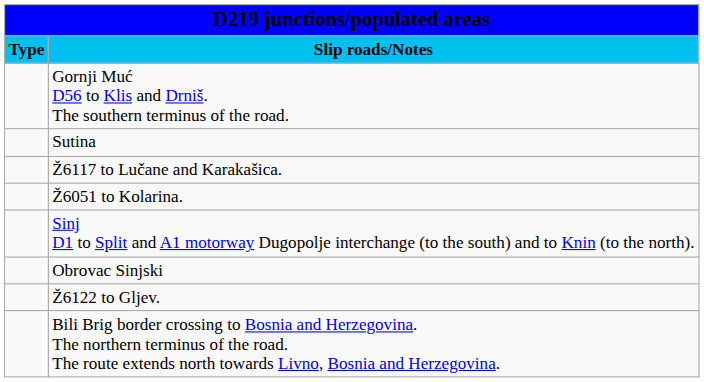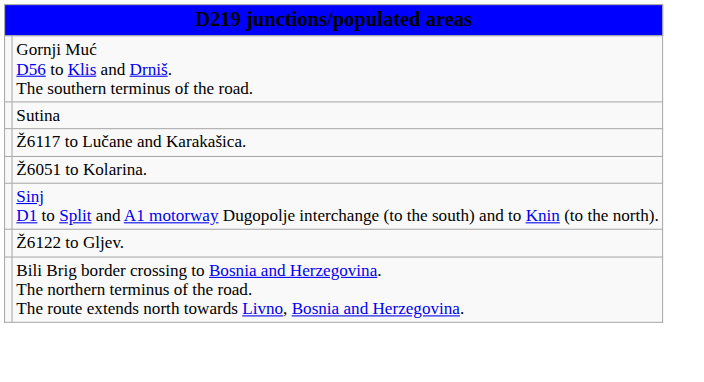- row: (373, 49)
- row: (108, 270)
